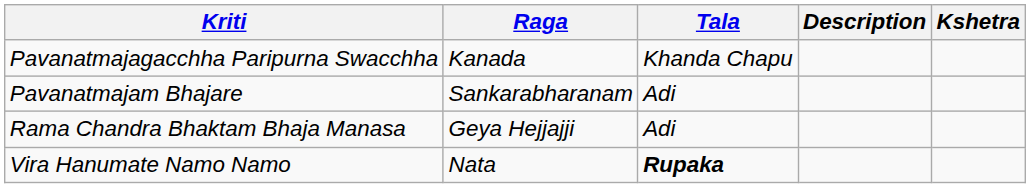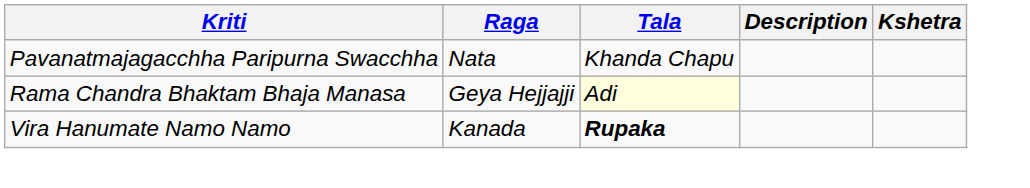(487, 57) Kanada -> (472, 57) Nata
- row: (126, 93)
(659, 128) no background -> (601, 93) lightyellow background
(472, 164) Nata -> (487, 128) Kanada
